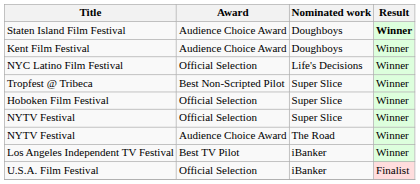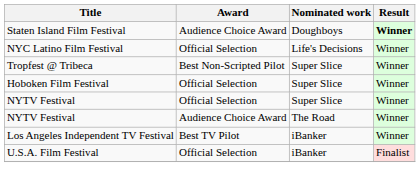- row: (48, 48)
